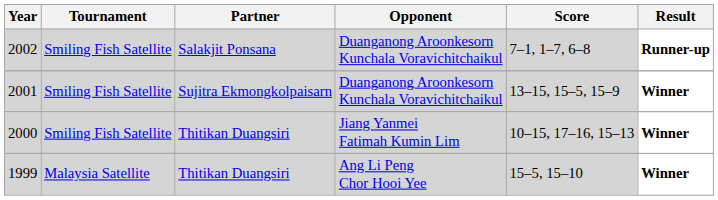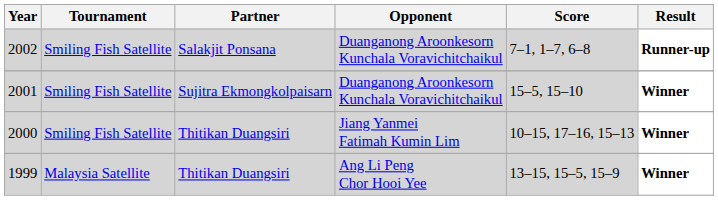(565, 91) 13–15, 15–5, 15–9 -> (546, 91) 15–5, 15–10
(546, 174) 15–5, 15–10 -> (565, 174) 13–15, 15–5, 15–9
